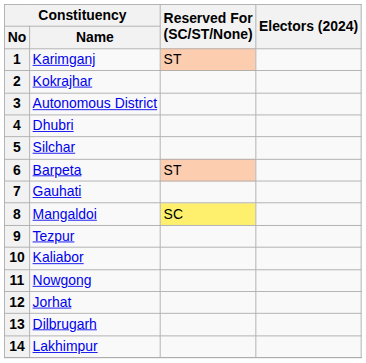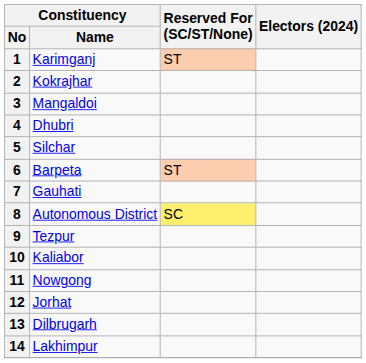(95, 103) Autonomous District -> (65, 103) Mangaldoi
(65, 214) Mangaldoi -> (95, 214) Autonomous District
